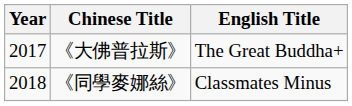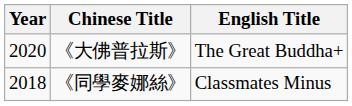(28, 50) 2017 -> (28, 50) 2020
